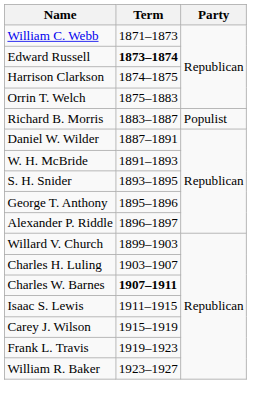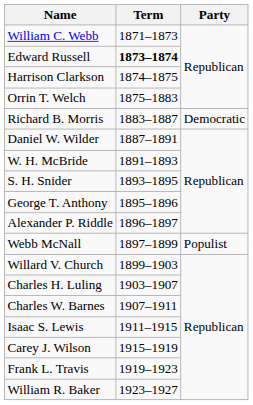(205, 118) Populist -> (214, 118) Democratic
+ row: (44, 243)
(148, 285) bold -> (148, 306) normal
